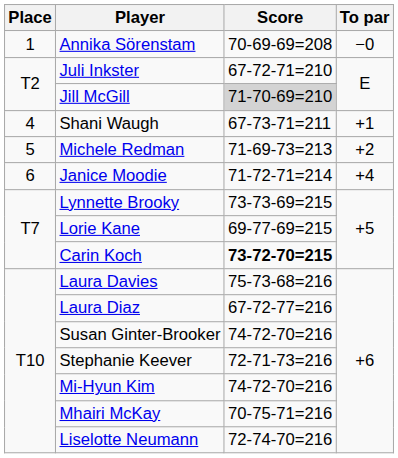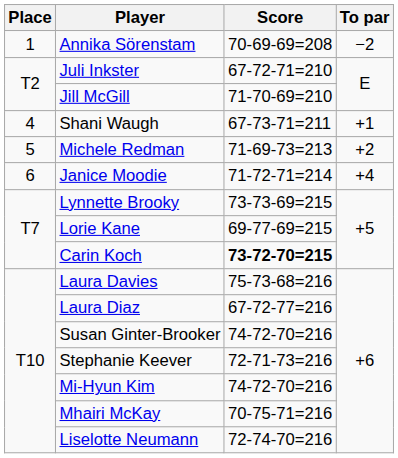(365, 44) −0 -> (365, 44) −2
(280, 96) lightgrey background -> (280, 96) no background
